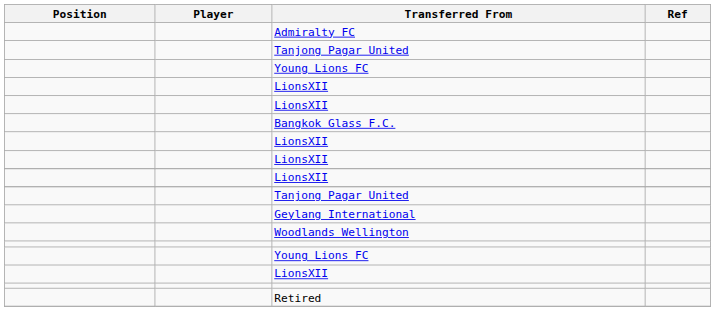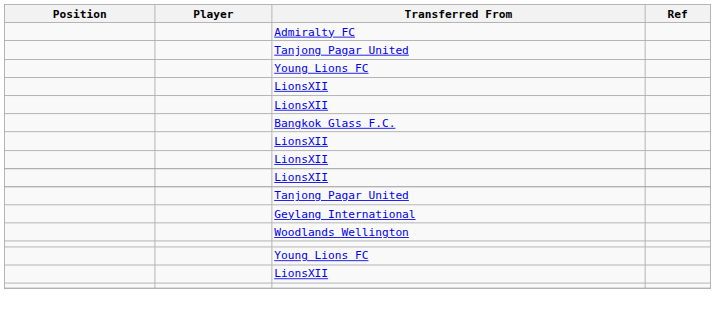- row: (80, 298)
